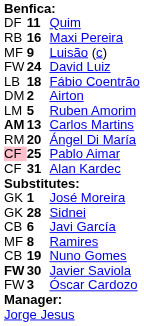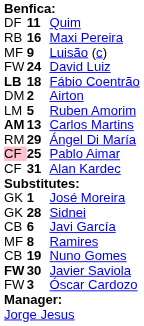(12, 81) normal -> (13, 81) bold
(34, 139) 20 -> (34, 139) 29
